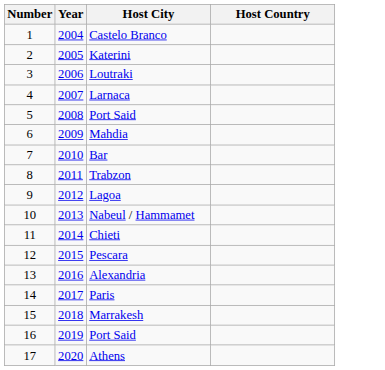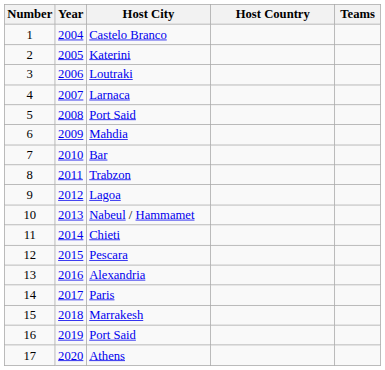+ column: (358, 14)
